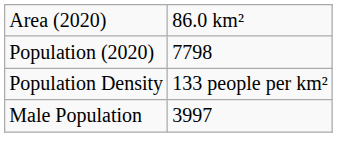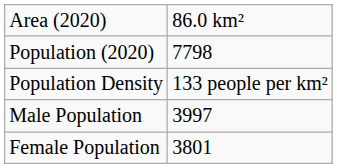+ row: (85, 147)
